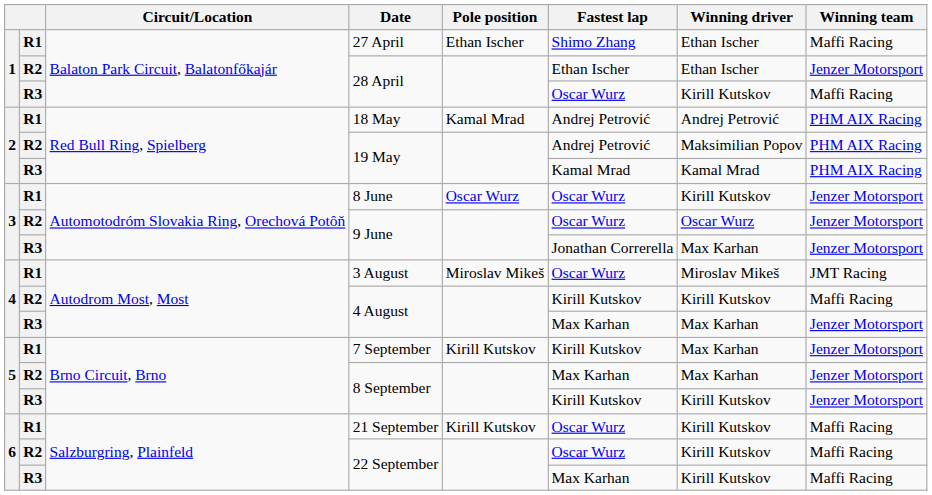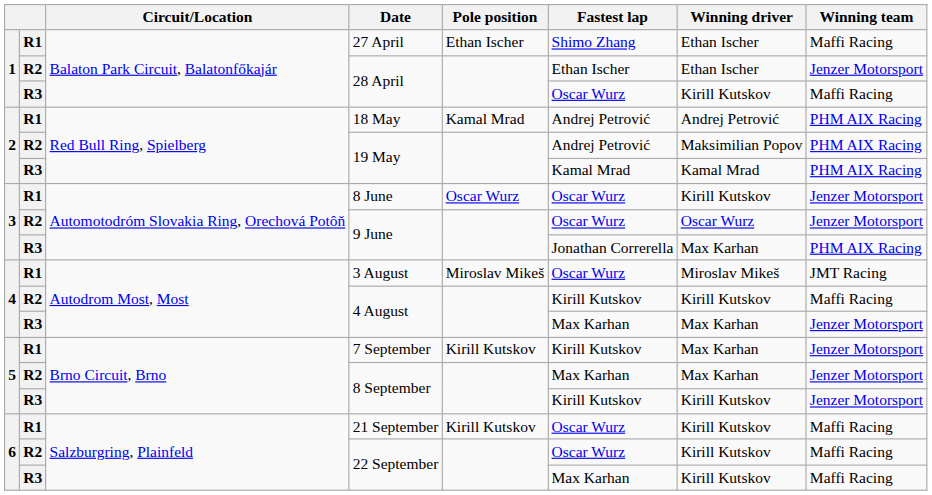(866, 247) Jenzer Motorsport -> (866, 247) PHM AIX Racing
